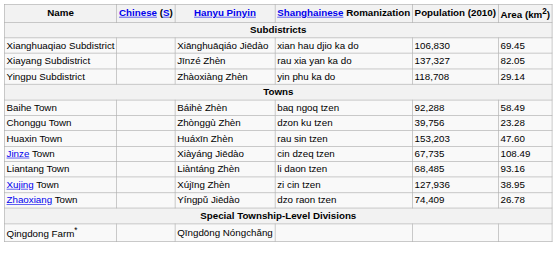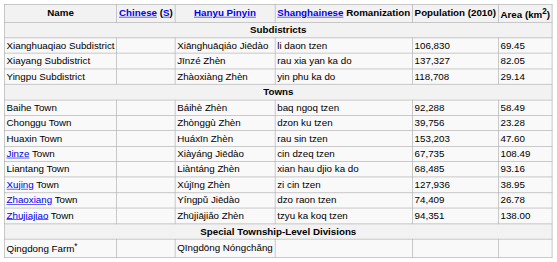(318, 45) xian hau djio ka do -> (302, 45) li daon tzen
(302, 169) li daon tzen -> (318, 169) xian hau djio ka do
+ row: (40, 216)
